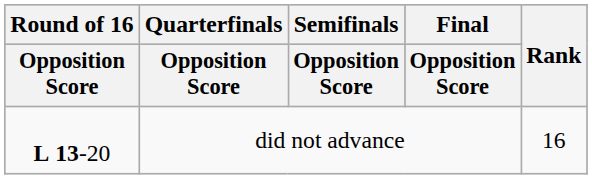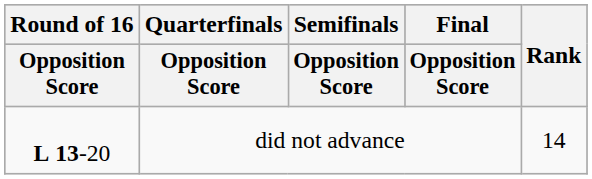(554, 140) 16 -> (554, 140) 14
